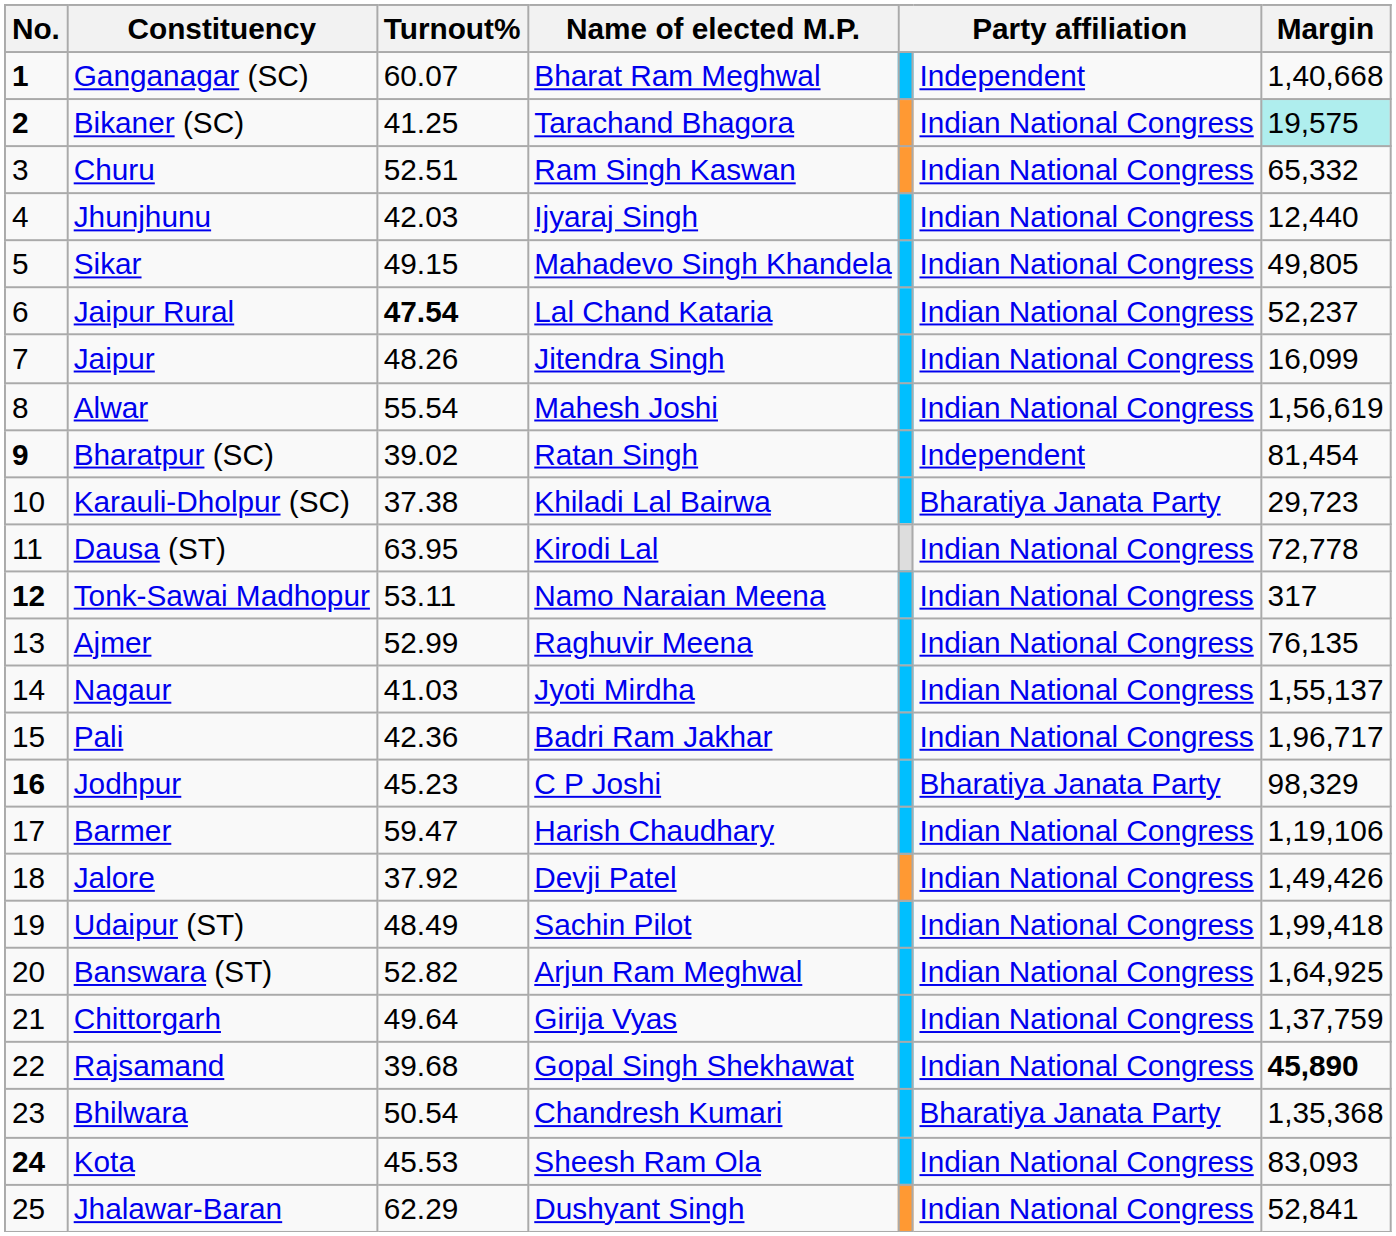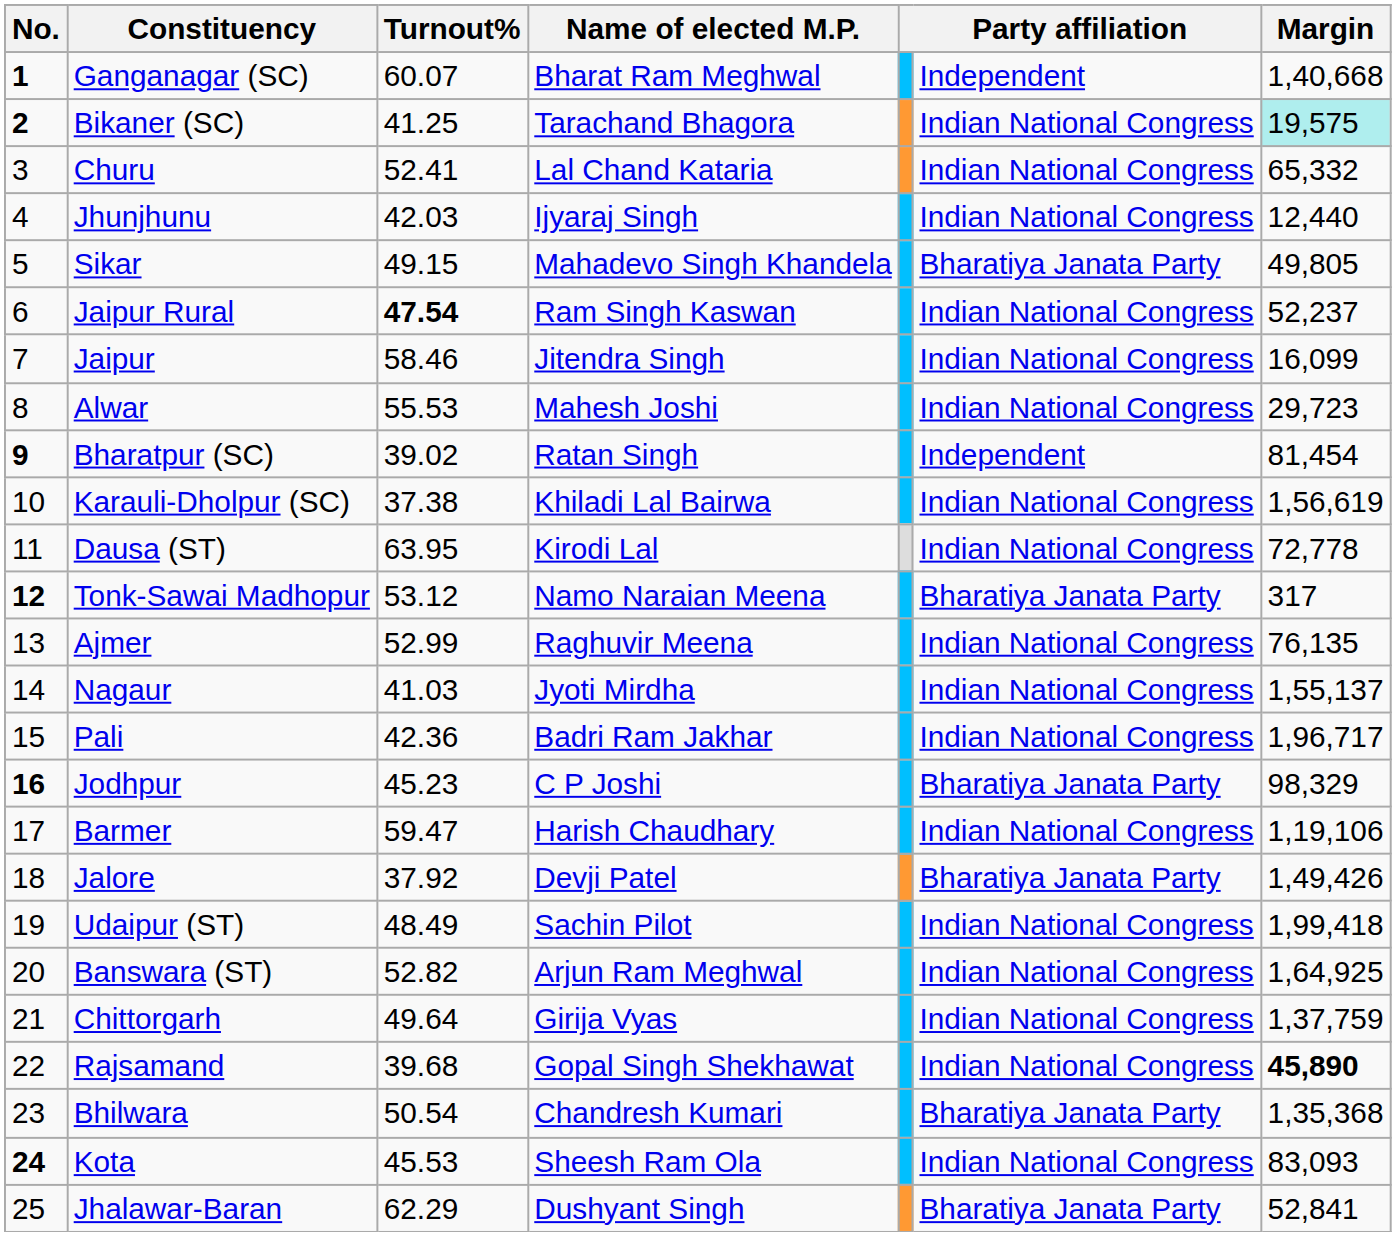(421, 170) 52.51 -> (421, 170) 52.41
(665, 170) Ram Singh Kaswan -> (653, 170) Lal Chand Kataria
(1087, 265) Indian National Congress -> (1070, 265) Bharatiya Janata Party
(653, 312) Lal Chand Kataria -> (665, 312) Ram Singh Kaswan
(421, 359) 48.26 -> (421, 359) 58.46
(421, 406) 55.54 -> (421, 406) 55.53
(1326, 406) 1,56,619 -> (1313, 406) 29,723
(1070, 500) Bharatiya Janata Party -> (1087, 500) Indian National Congress
(1313, 500) 29,723 -> (1326, 500) 1,56,619
(420, 595) 53.11 -> (421, 595) 53.12
(1087, 595) Indian National Congress -> (1070, 595) Bharatiya Janata Party
(1087, 878) Indian National Congress -> (1070, 878) Bharatiya Janata Party
(1087, 1208) Indian National Congress -> (1070, 1208) Bharatiya Janata Party
